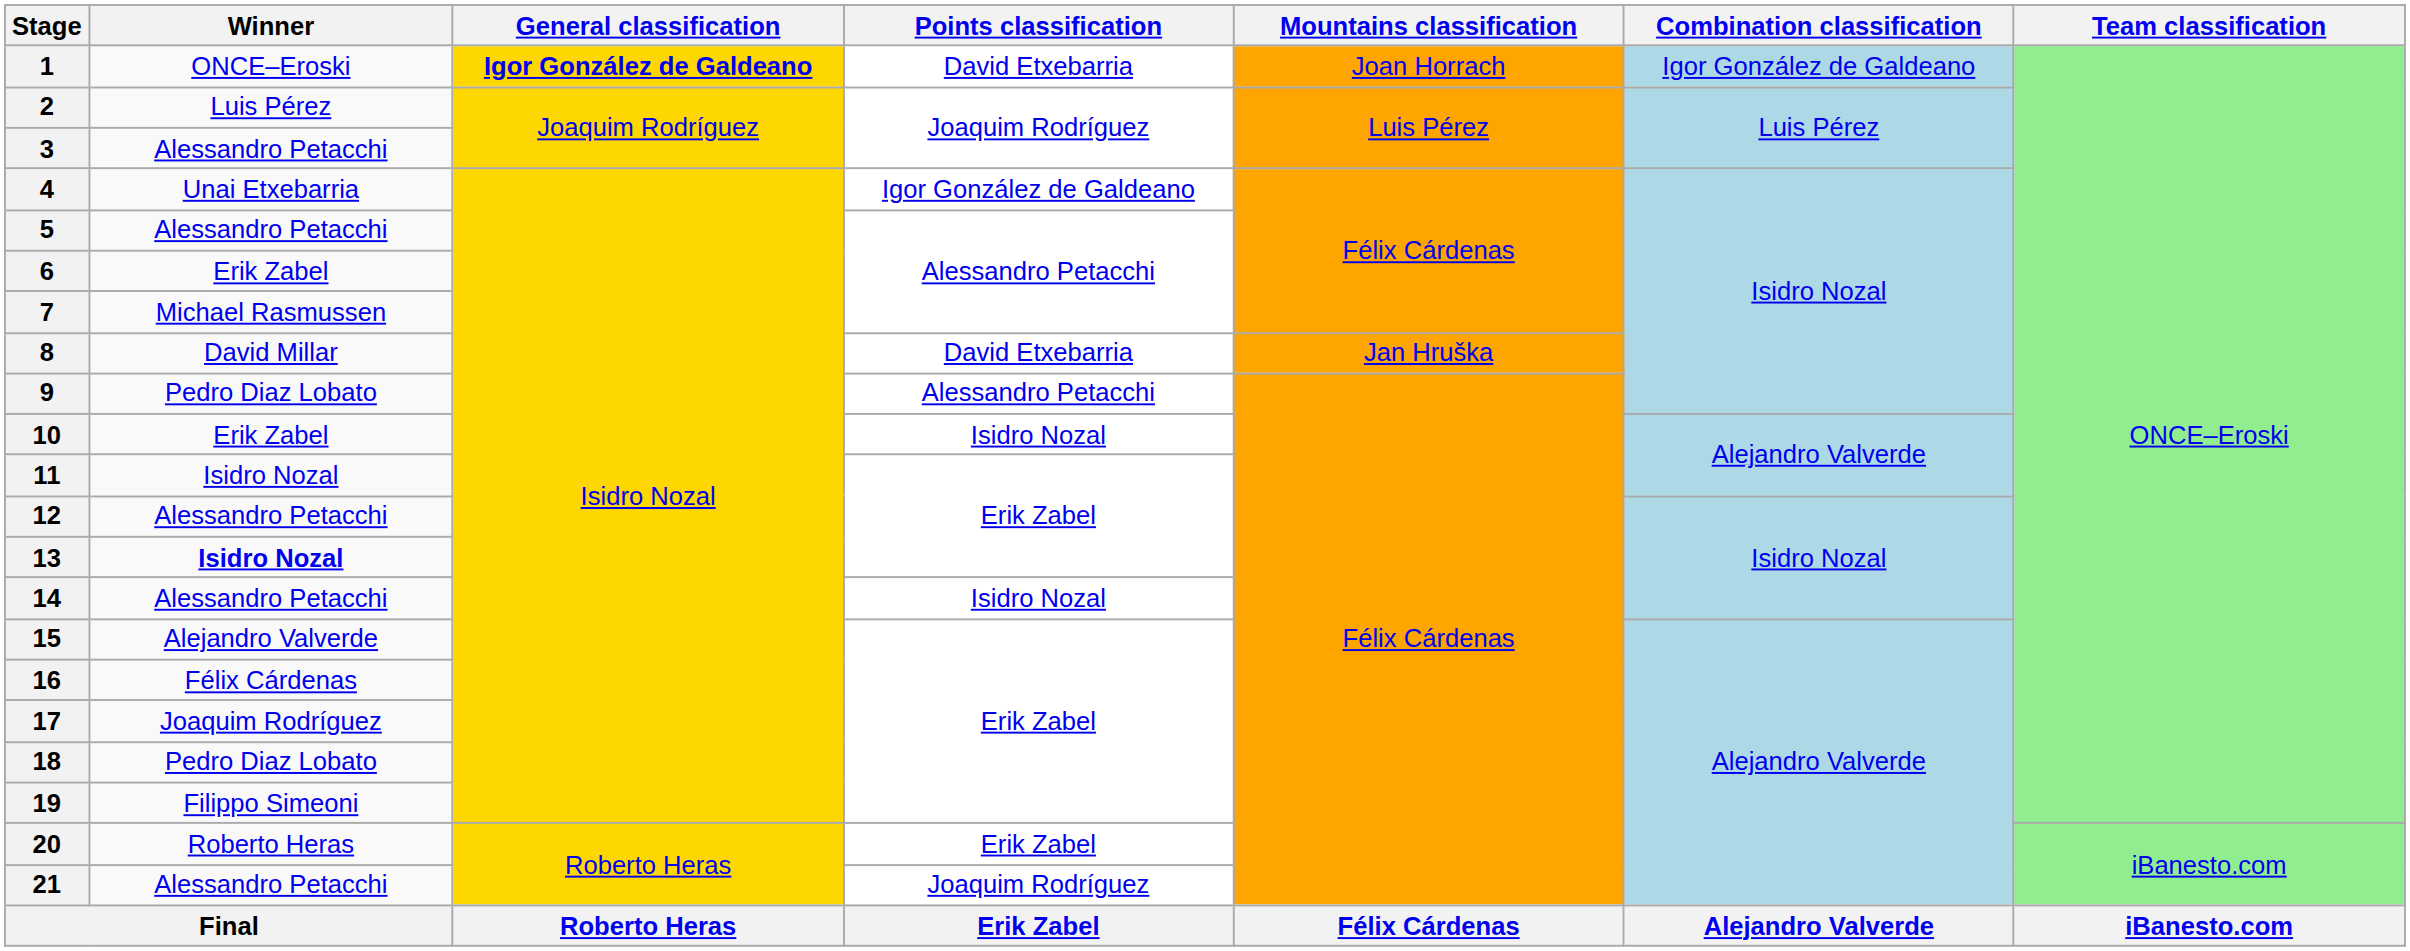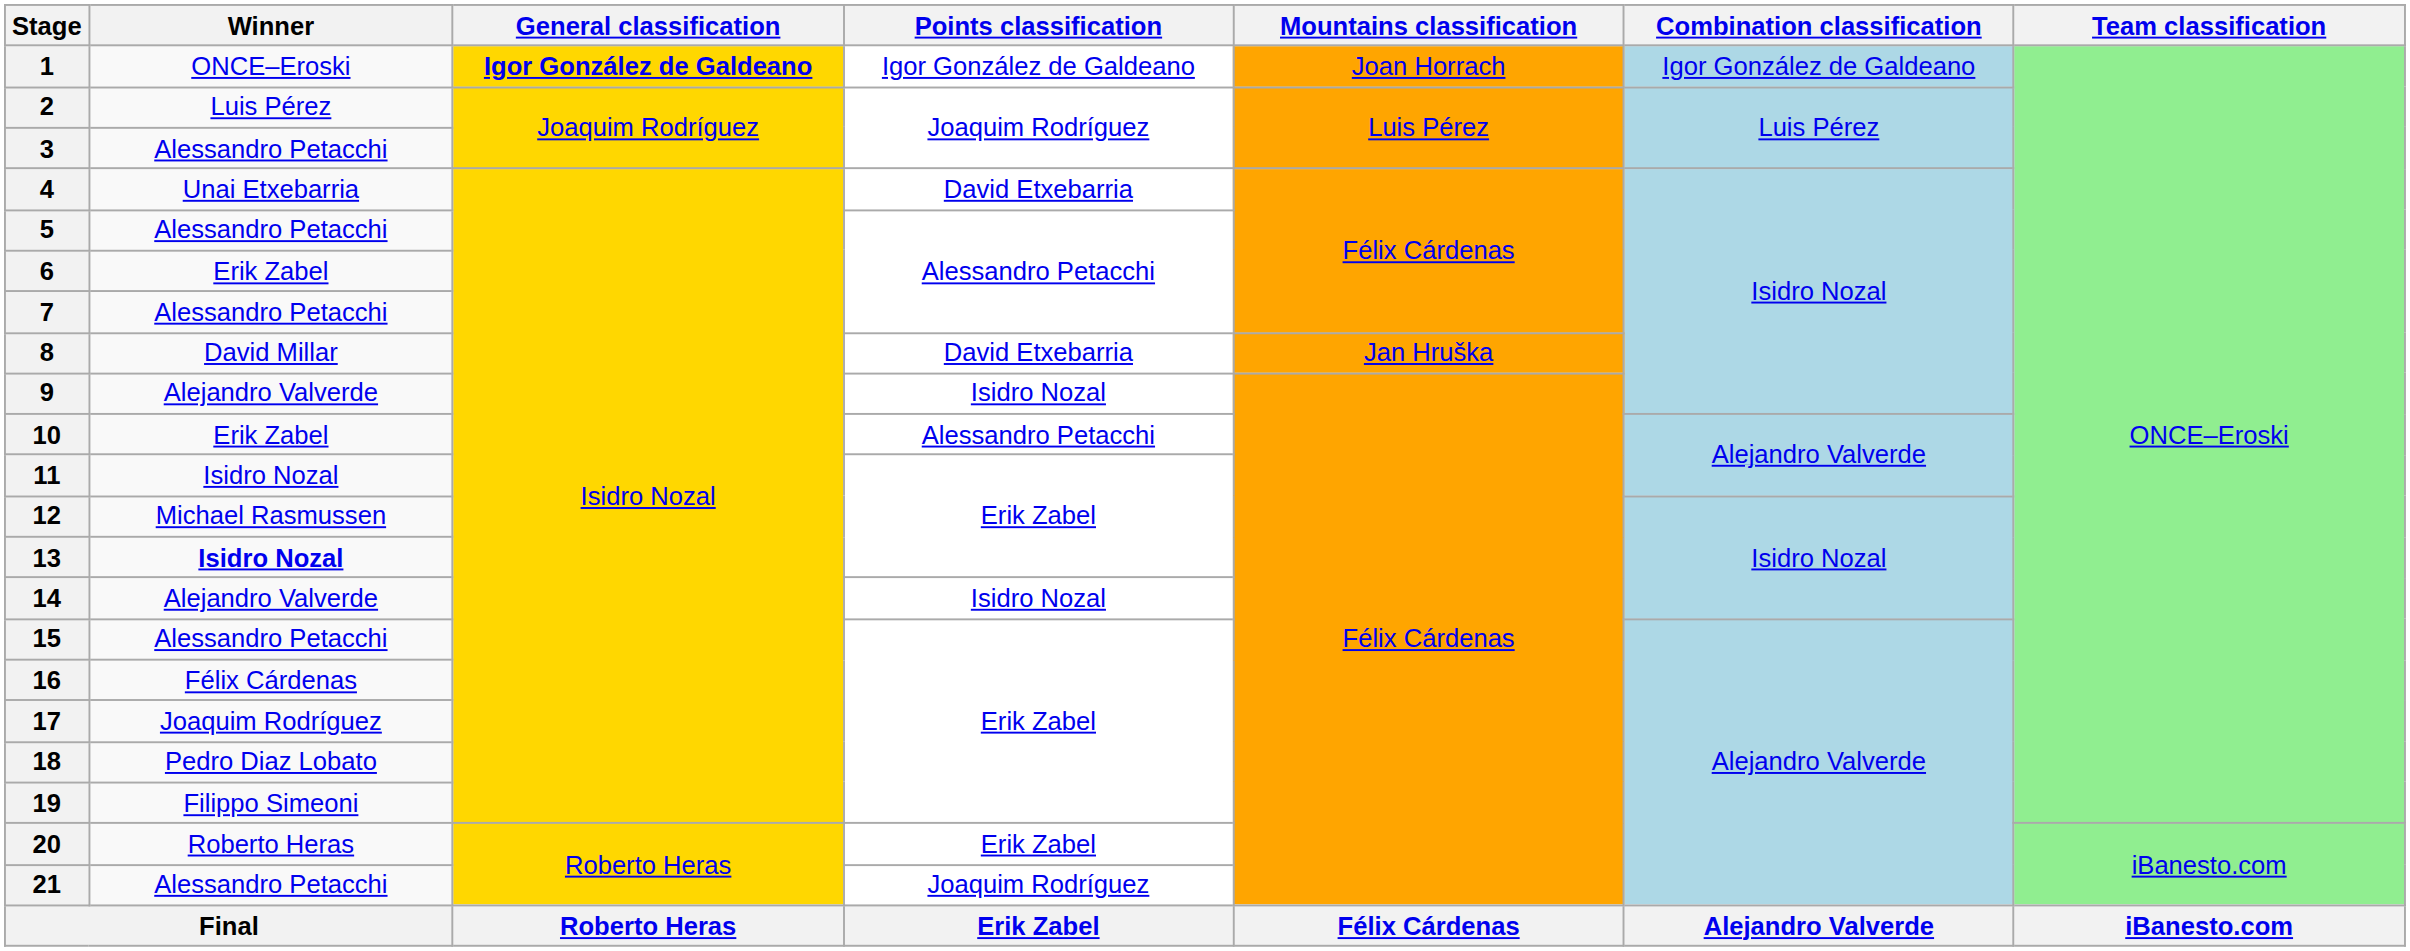(1038, 67) David Etxebarria -> (1038, 67) Igor González de Galdeano
(1038, 189) Igor González de Galdeano -> (1038, 189) David Etxebarria
(271, 312) Michael Rasmussen -> (271, 312) Alessandro Petacchi
(271, 394) Pedro Diaz Lobato -> (271, 394) Alejandro Valverde
(1038, 394) Alessandro Petacchi -> (1038, 394) Isidro Nozal
(1038, 435) Isidro Nozal -> (1038, 435) Alessandro Petacchi
(271, 517) Alessandro Petacchi -> (271, 517) Michael Rasmussen
(271, 599) Alessandro Petacchi -> (271, 599) Alejandro Valverde
(271, 640) Alejandro Valverde -> (271, 640) Alessandro Petacchi
